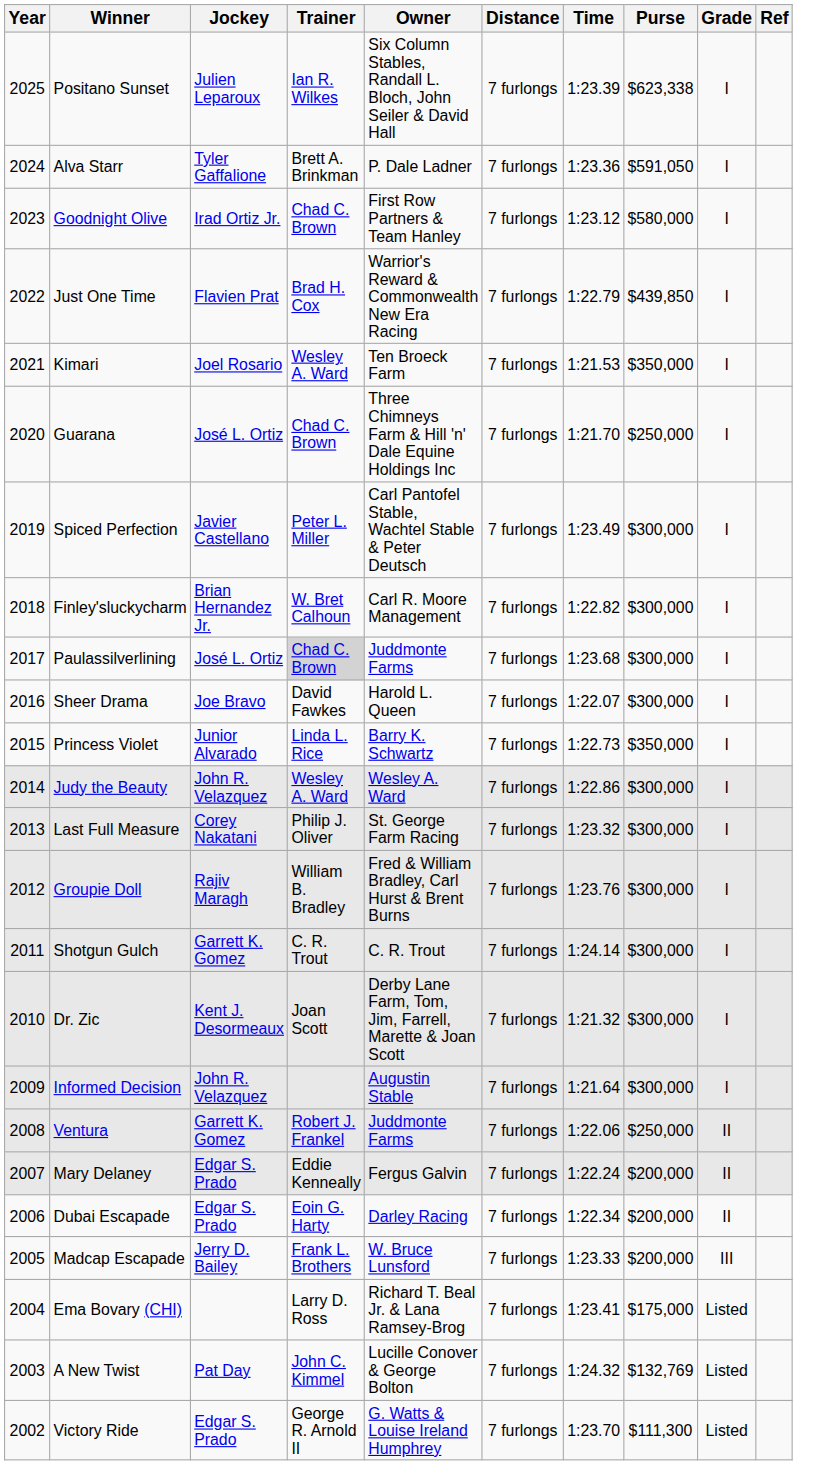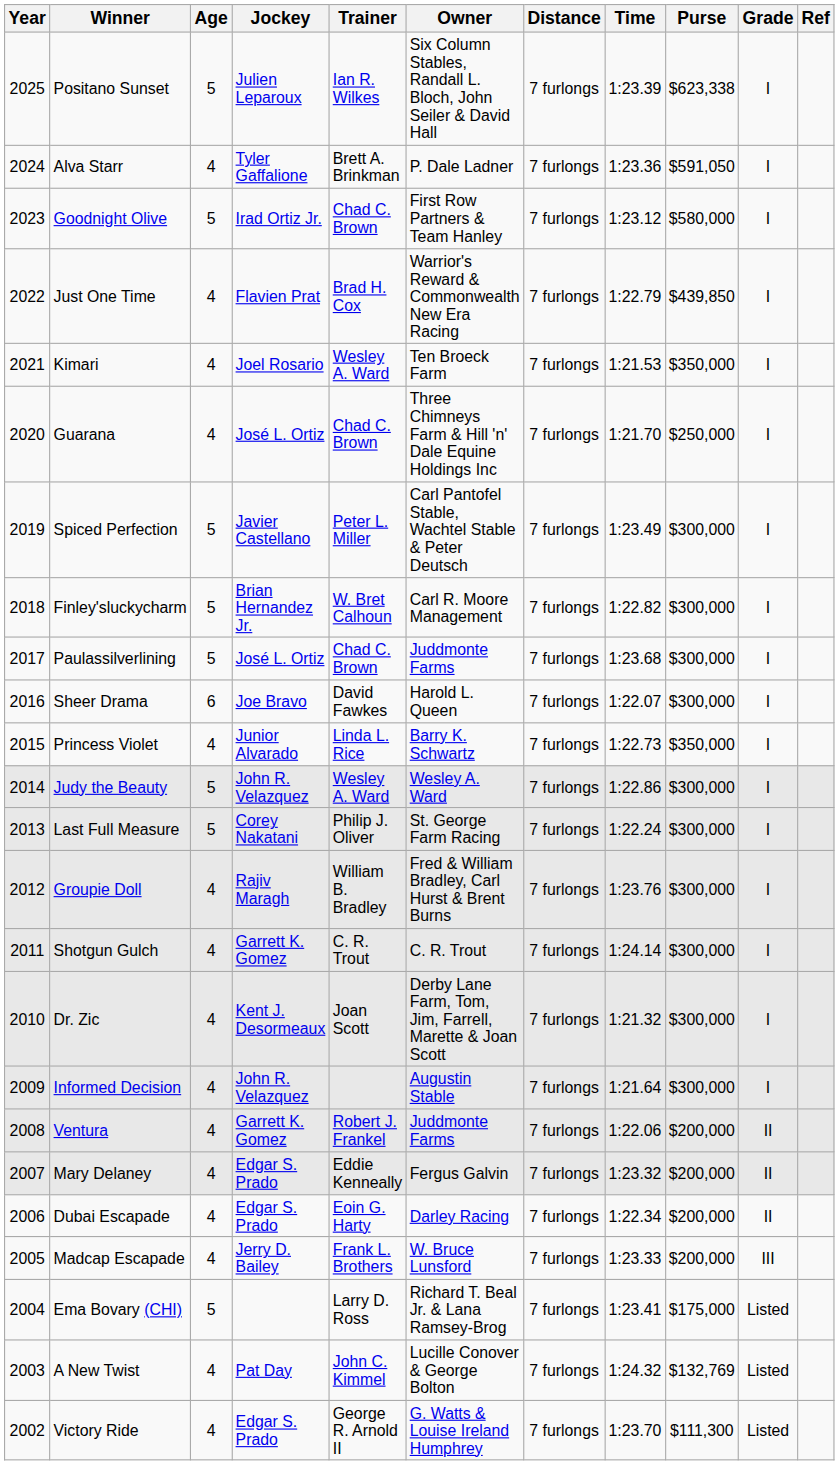+ column: (211, 18)
(320, 659) lightgrey background -> (362, 659) no background
(594, 829) 1:23.32 -> (635, 829) 1:22.24
(660, 1130) $250,000 -> (702, 1130) $200,000
(594, 1173) 1:22.24 -> (635, 1173) 1:23.32
